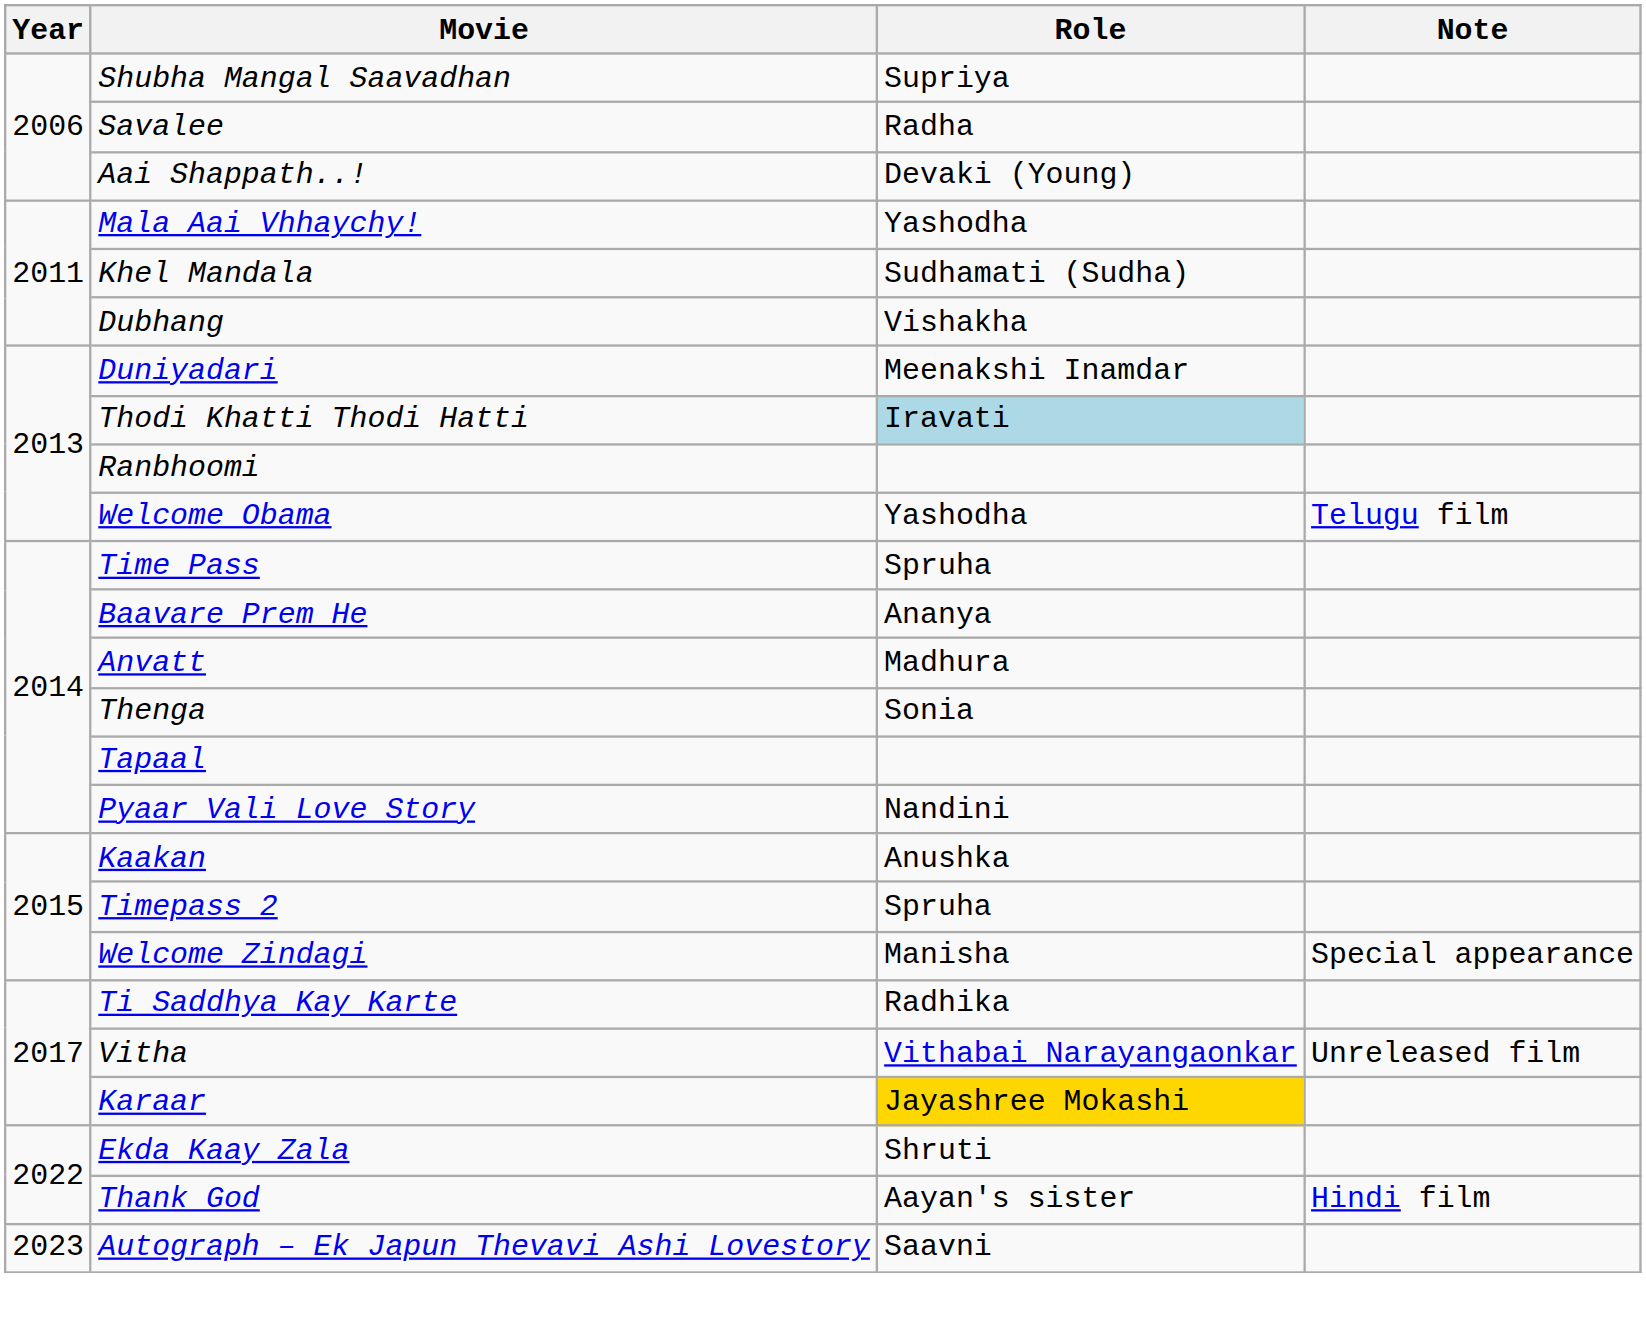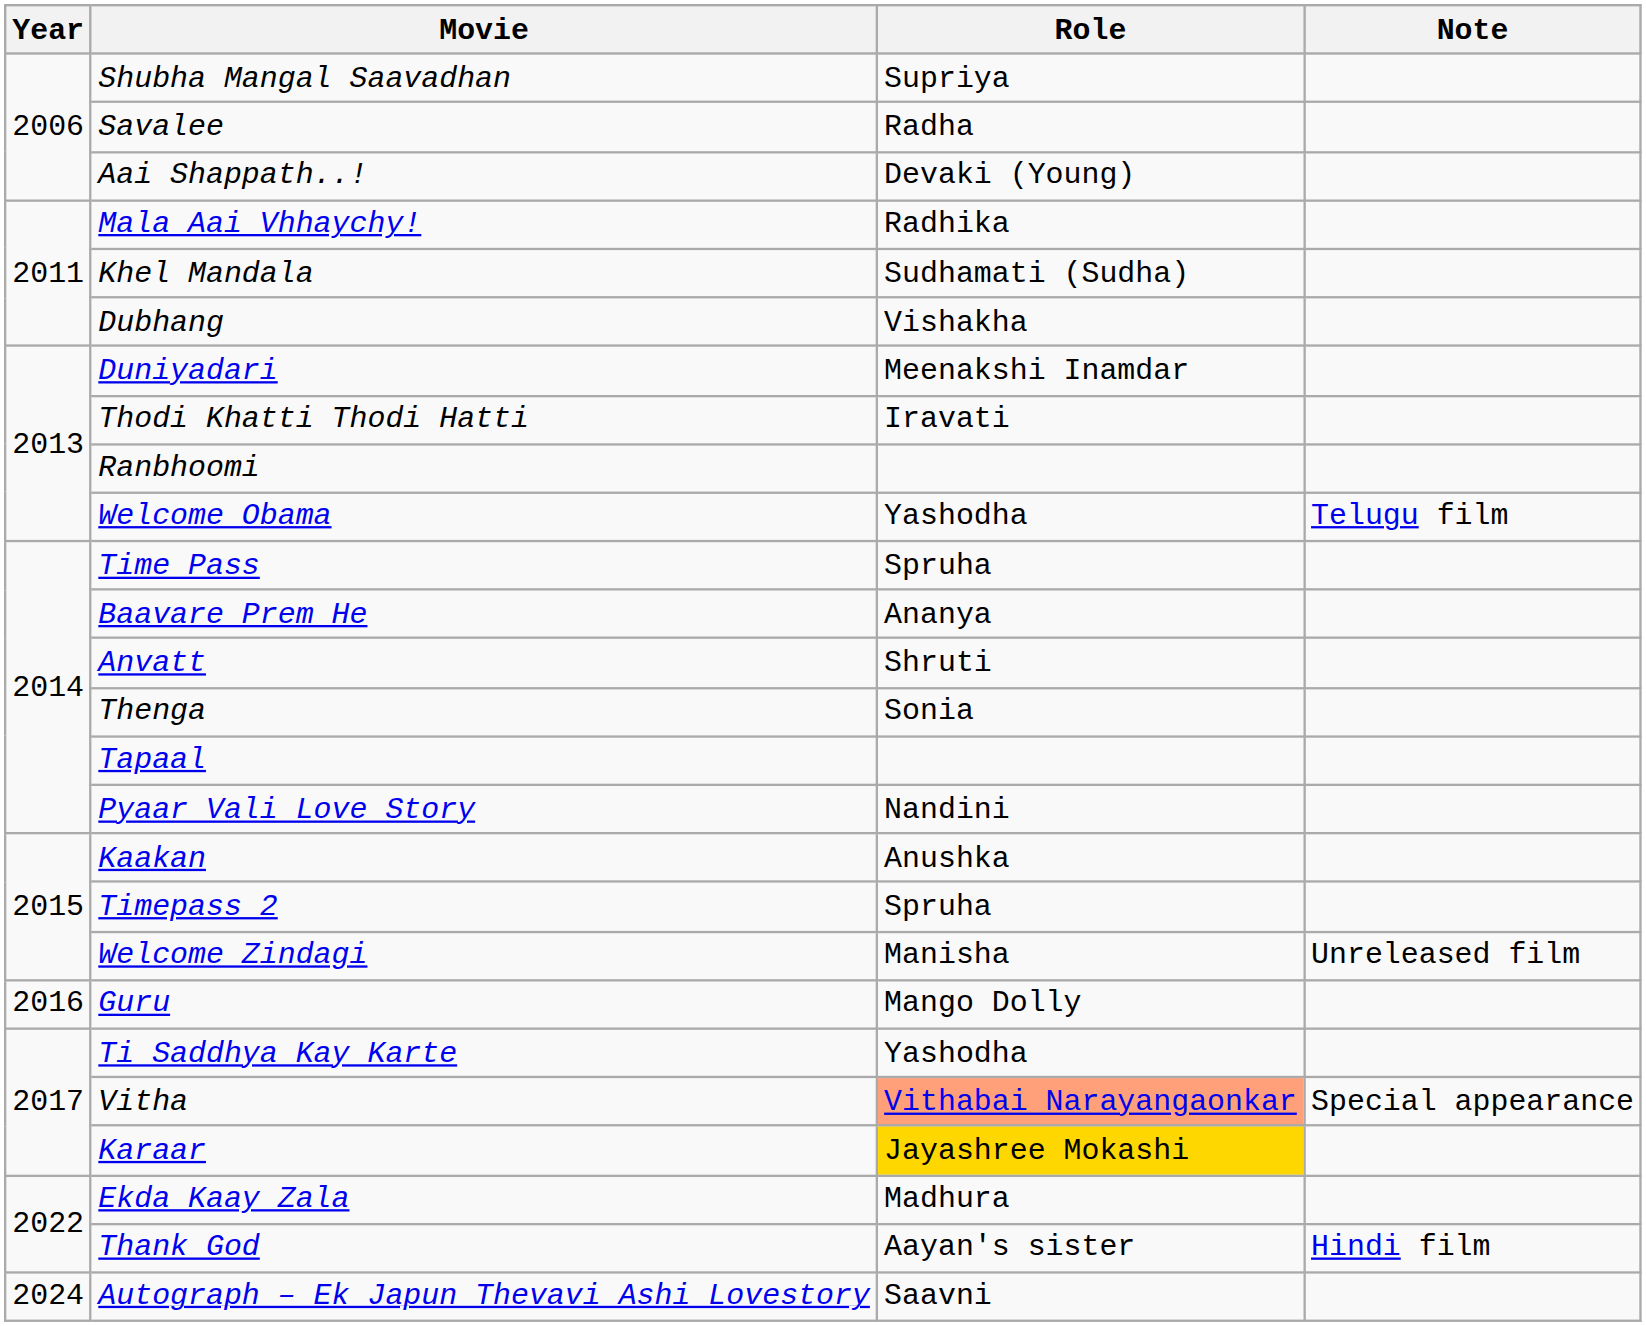(956, 224) Yashodha -> (947, 224) Radhika
(947, 419) lightblue background -> (947, 419) no background
(947, 663) Madhura -> (938, 663) Shruti
(1473, 955) Special appearance -> (1446, 955) Unreleased film
+ row: (134, 1004)
(947, 1004) Radhika -> (956, 1053) Yashodha
(1090, 1053) no background -> (1090, 1102) lightsalmon background
(1446, 1053) Unreleased film -> (1473, 1102) Special appearance
(938, 1150) Shruti -> (947, 1199) Madhura
(48, 1248) 2023 -> (48, 1297) 2024
